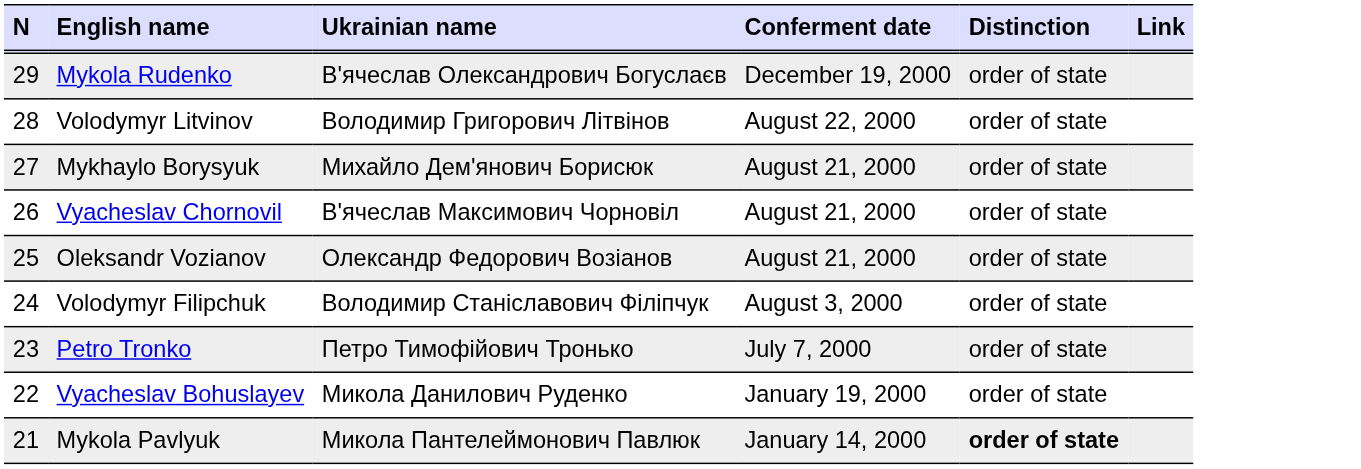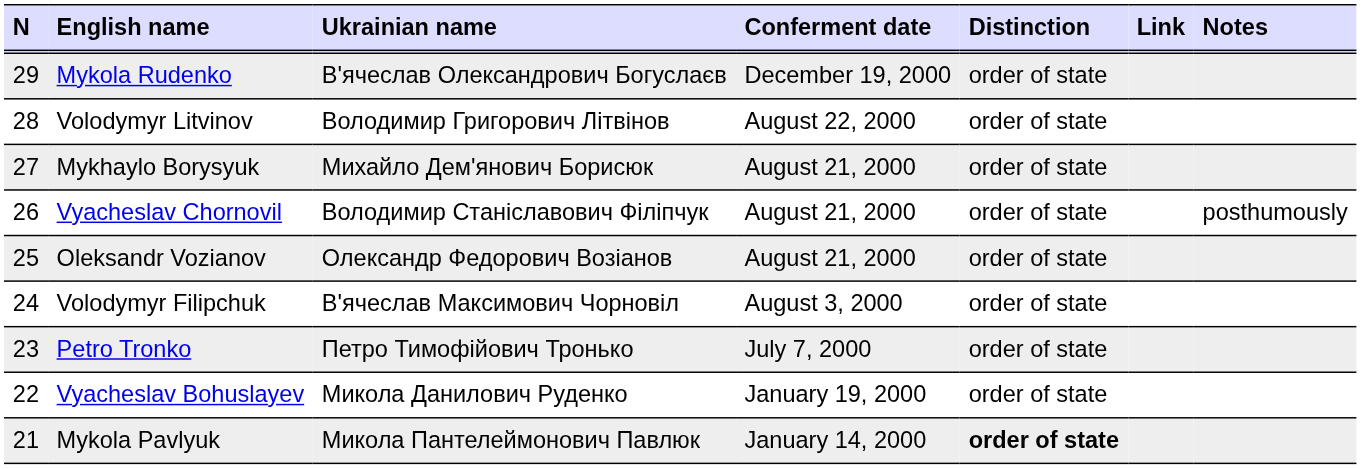+ column: (1235, 27)
(500, 212) В'ячеслав Максимович Чорновіл -> (515, 212) Володимир Станіславович Філіпчук
(515, 303) Володимир Станіславович Філіпчук -> (500, 303) В'ячеслав Максимович Чорновіл
